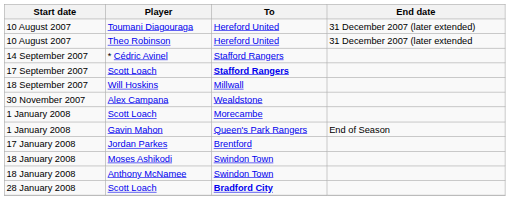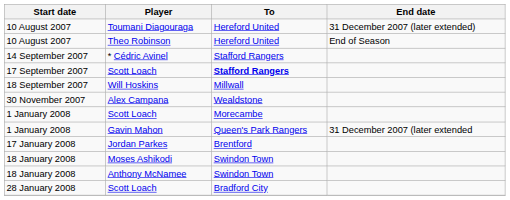(401, 41) 31 December 2007 (later extended -> (360, 41) End of Season
(360, 129) End of Season -> (401, 129) 31 December 2007 (later extended
(243, 188) bold -> (241, 188) normal
